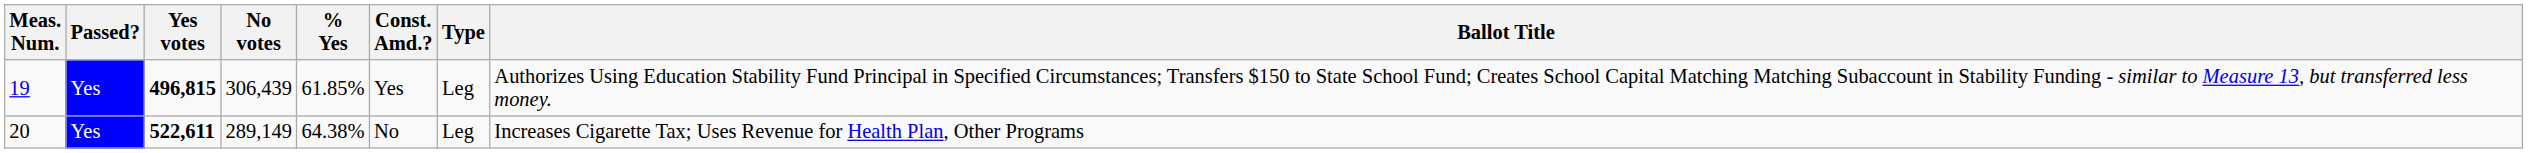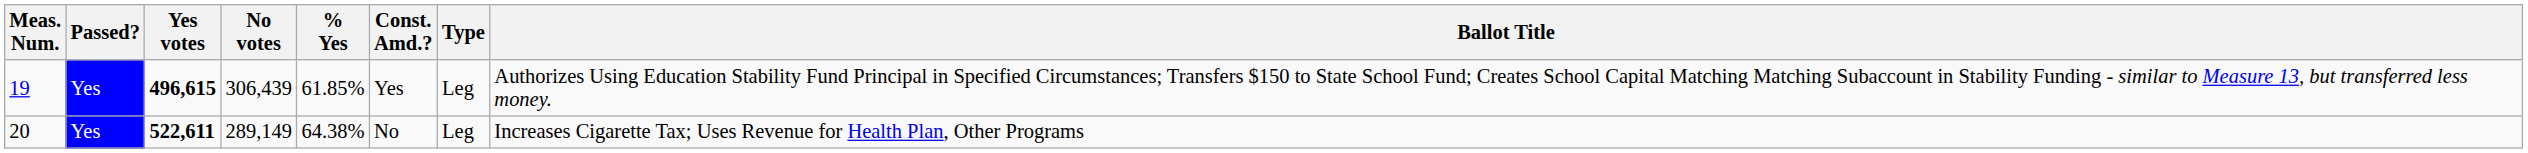(183, 87) 496,815 -> (183, 87) 496,615
